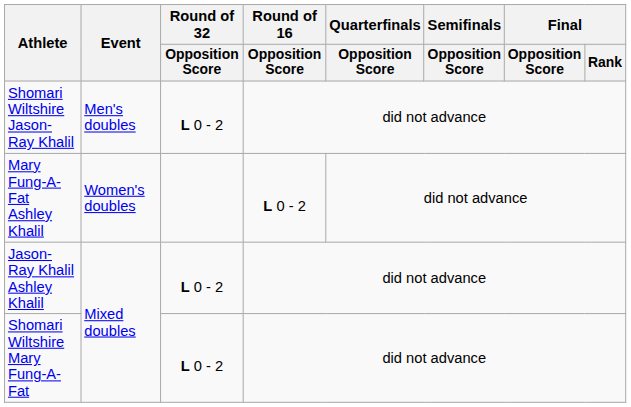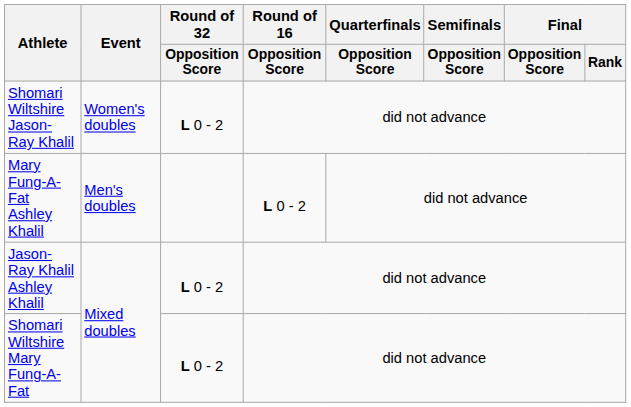(110, 118) Men's doubles -> (114, 118) Women's doubles
(114, 198) Women's doubles -> (110, 198) Men's doubles
